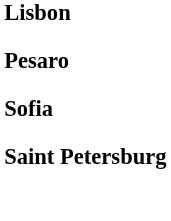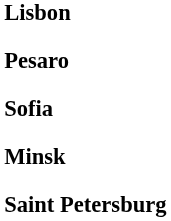+ row: (35, 156)
